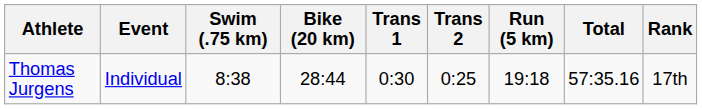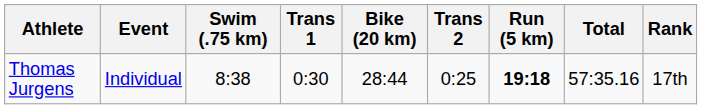columns swapped: (397, 29) <-> (323, 29)
(527, 78) normal -> (527, 78) bold
